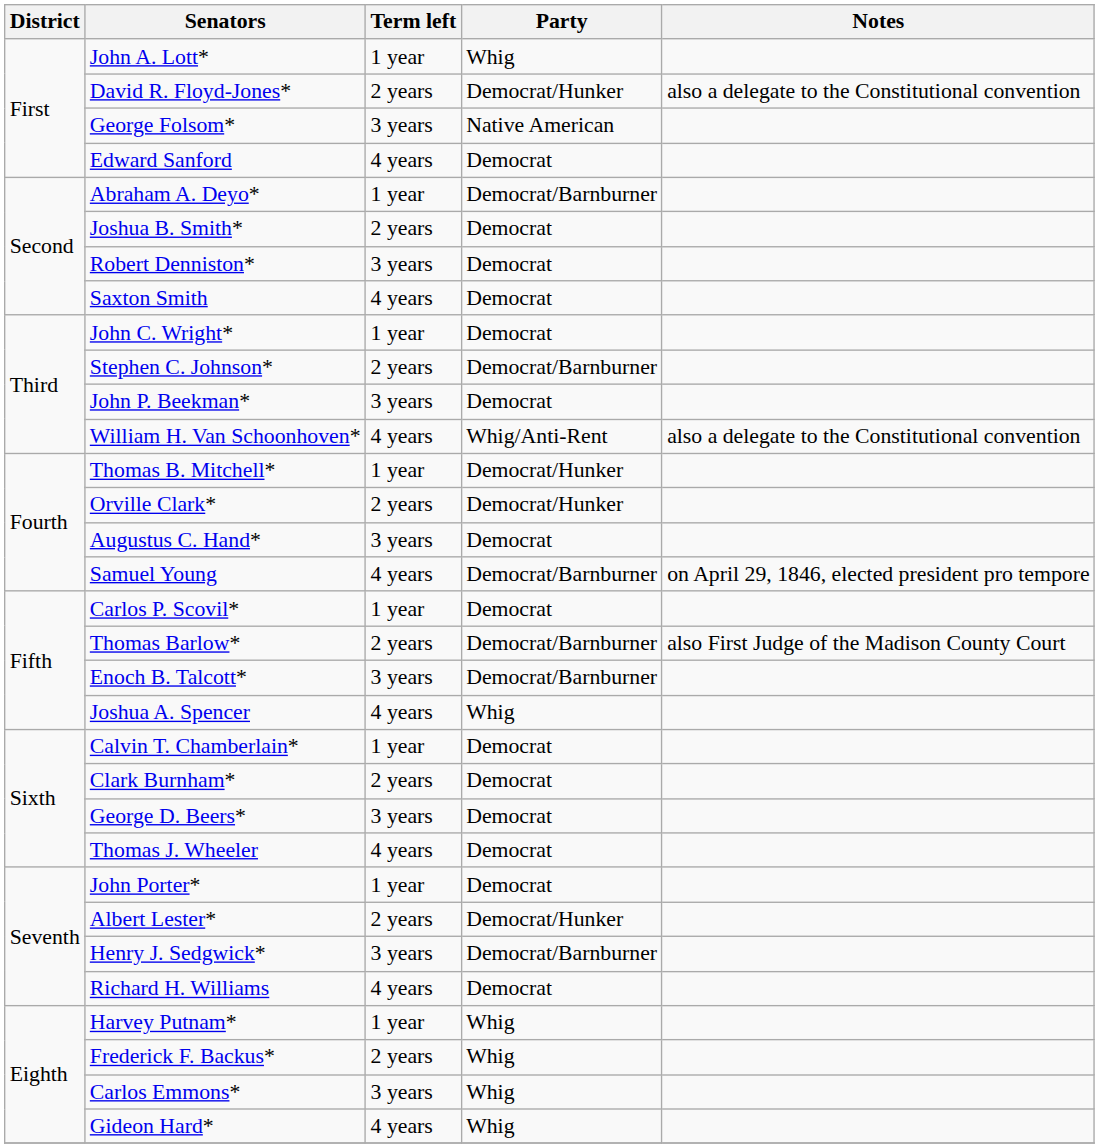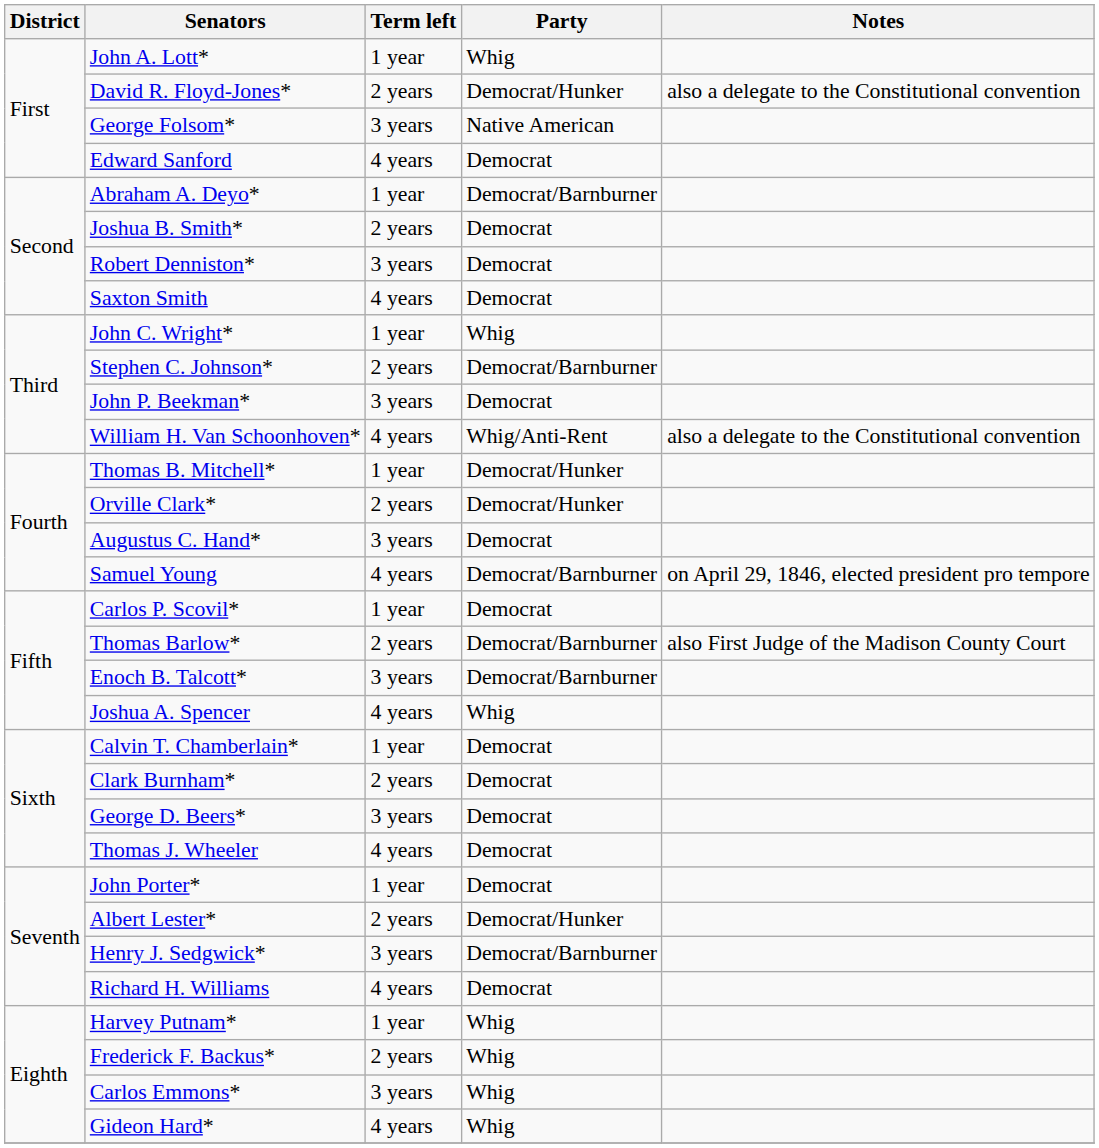(509, 332) Democrat -> (490, 332) Whig
